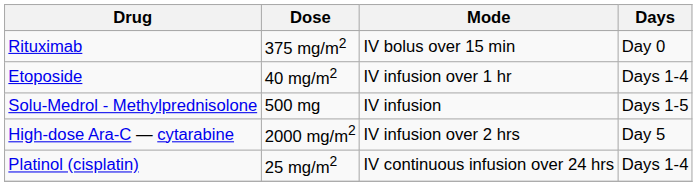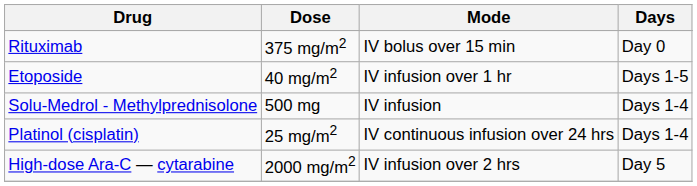(655, 77) Days 1-4 -> (655, 77) Days 1-5
(655, 105) Days 1-5 -> (655, 105) Days 1-4
rows swapped: (121, 134) <-> (74, 165)
